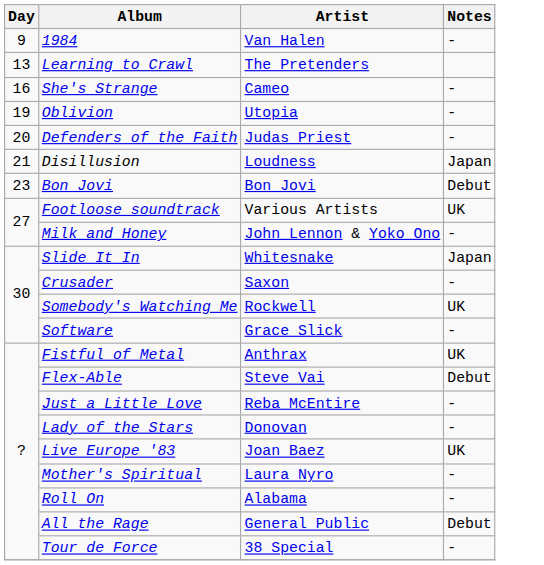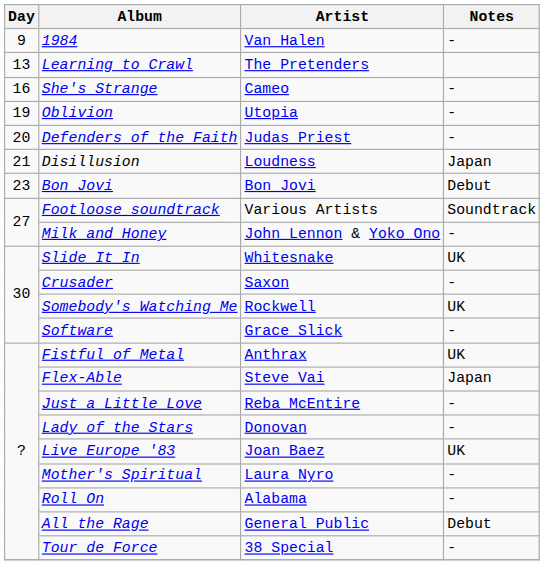(456, 210) UK -> (492, 210) Soundtrack
(470, 258) Japan -> (456, 258) UK
(470, 379) Debut -> (470, 379) Japan
